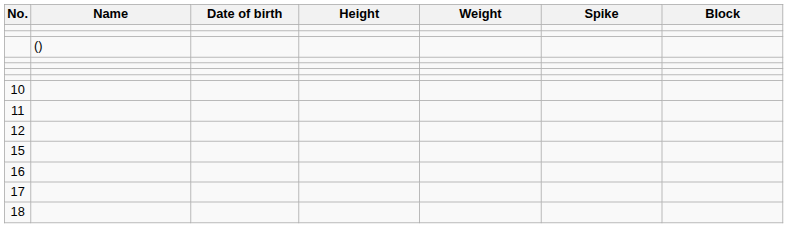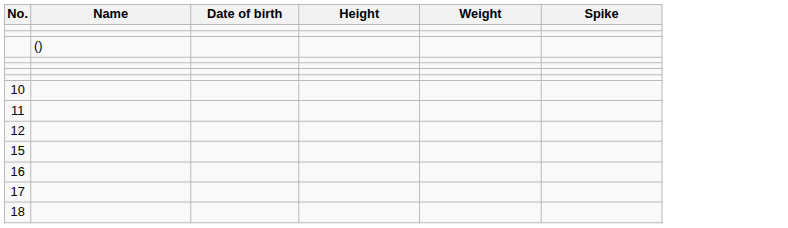- column: (723, 14)
